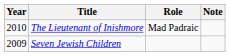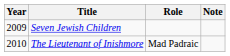rows swapped: (76, 43) <-> (87, 28)
